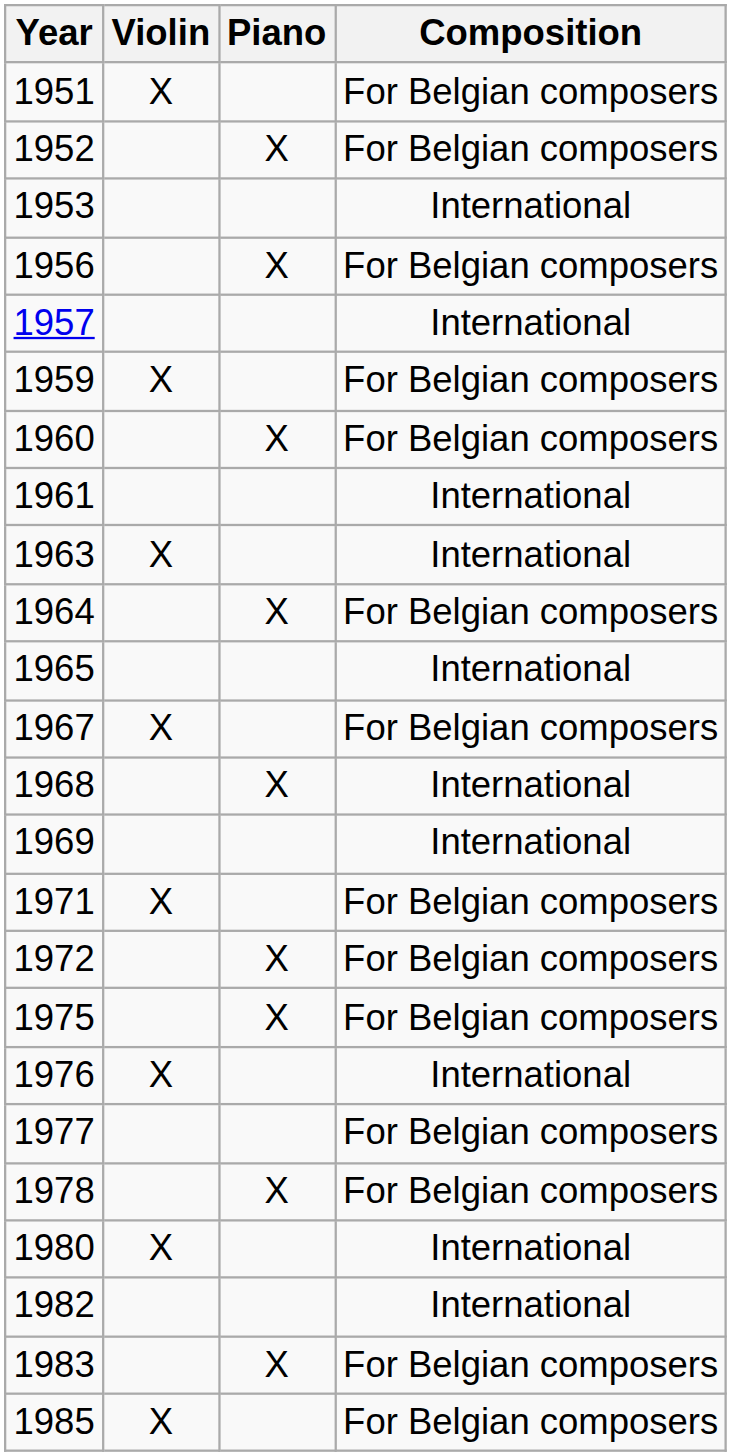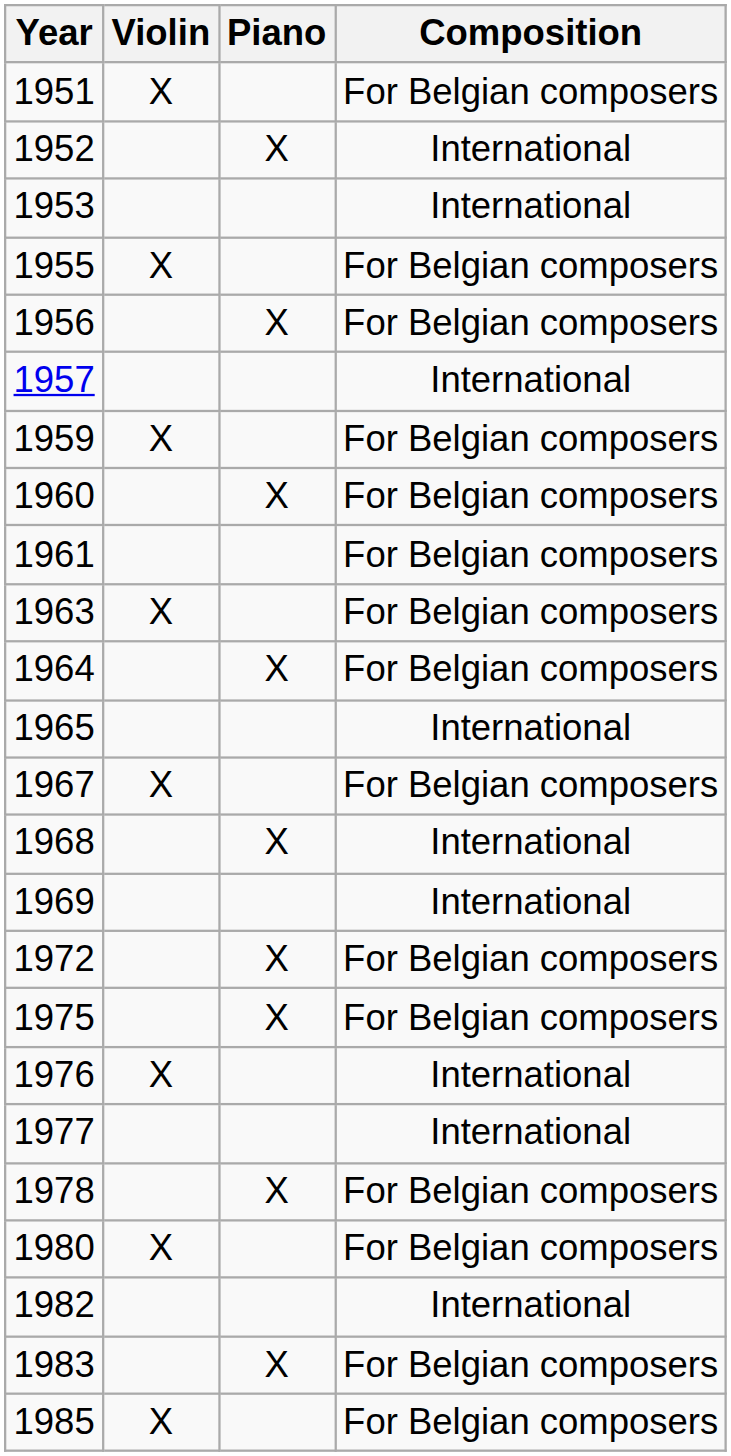(531, 149) For Belgian composers -> (531, 149) International
+ row: (54, 264)
(531, 496) International -> (531, 554) For Belgian composers
(531, 554) International -> (531, 611) For Belgian composers
- row: (54, 901)
(531, 1132) For Belgian composers -> (531, 1132) International
(531, 1248) International -> (531, 1248) For Belgian composers
